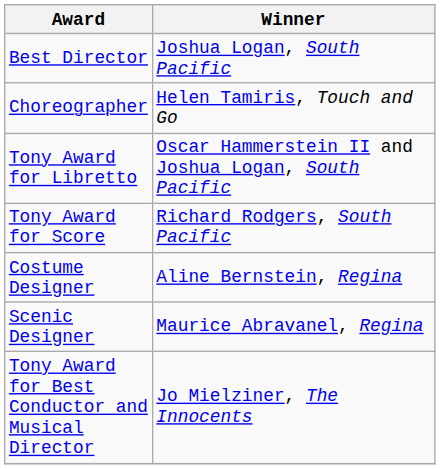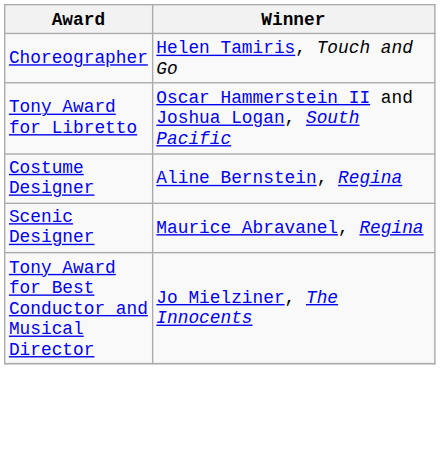- row: (78, 59)
- row: (62, 228)
